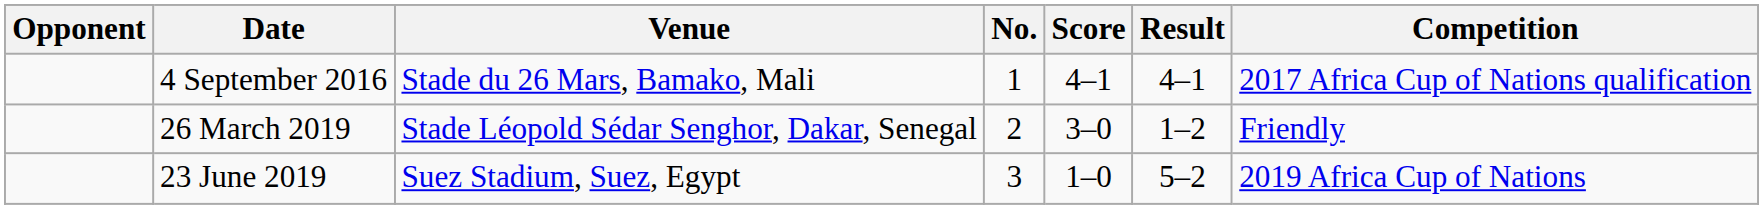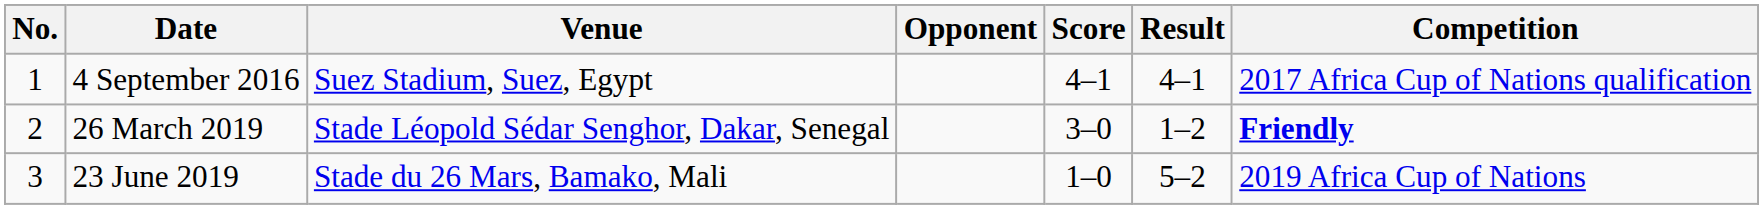columns swapped: (1014, 29) <-> (79, 29)
(608, 78) Stade du 26 Mars, Bamako, Mali -> (483, 78) Suez Stadium, Suez, Egypt
(1292, 128) normal -> (1296, 128) bold
(571, 177) Suez Stadium, Suez, Egypt -> (521, 177) Stade du 26 Mars, Bamako, Mali
